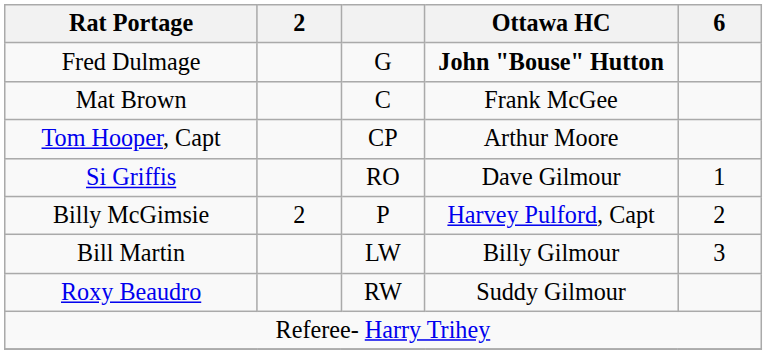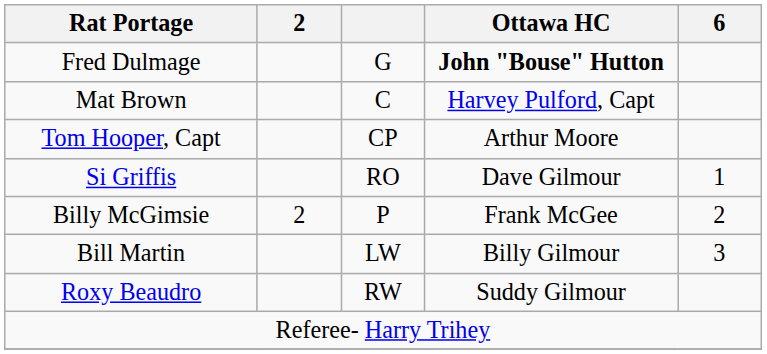(551, 100) Frank McGee -> (551, 100) Harvey Pulford, Capt
(551, 215) Harvey Pulford, Capt -> (551, 215) Frank McGee
